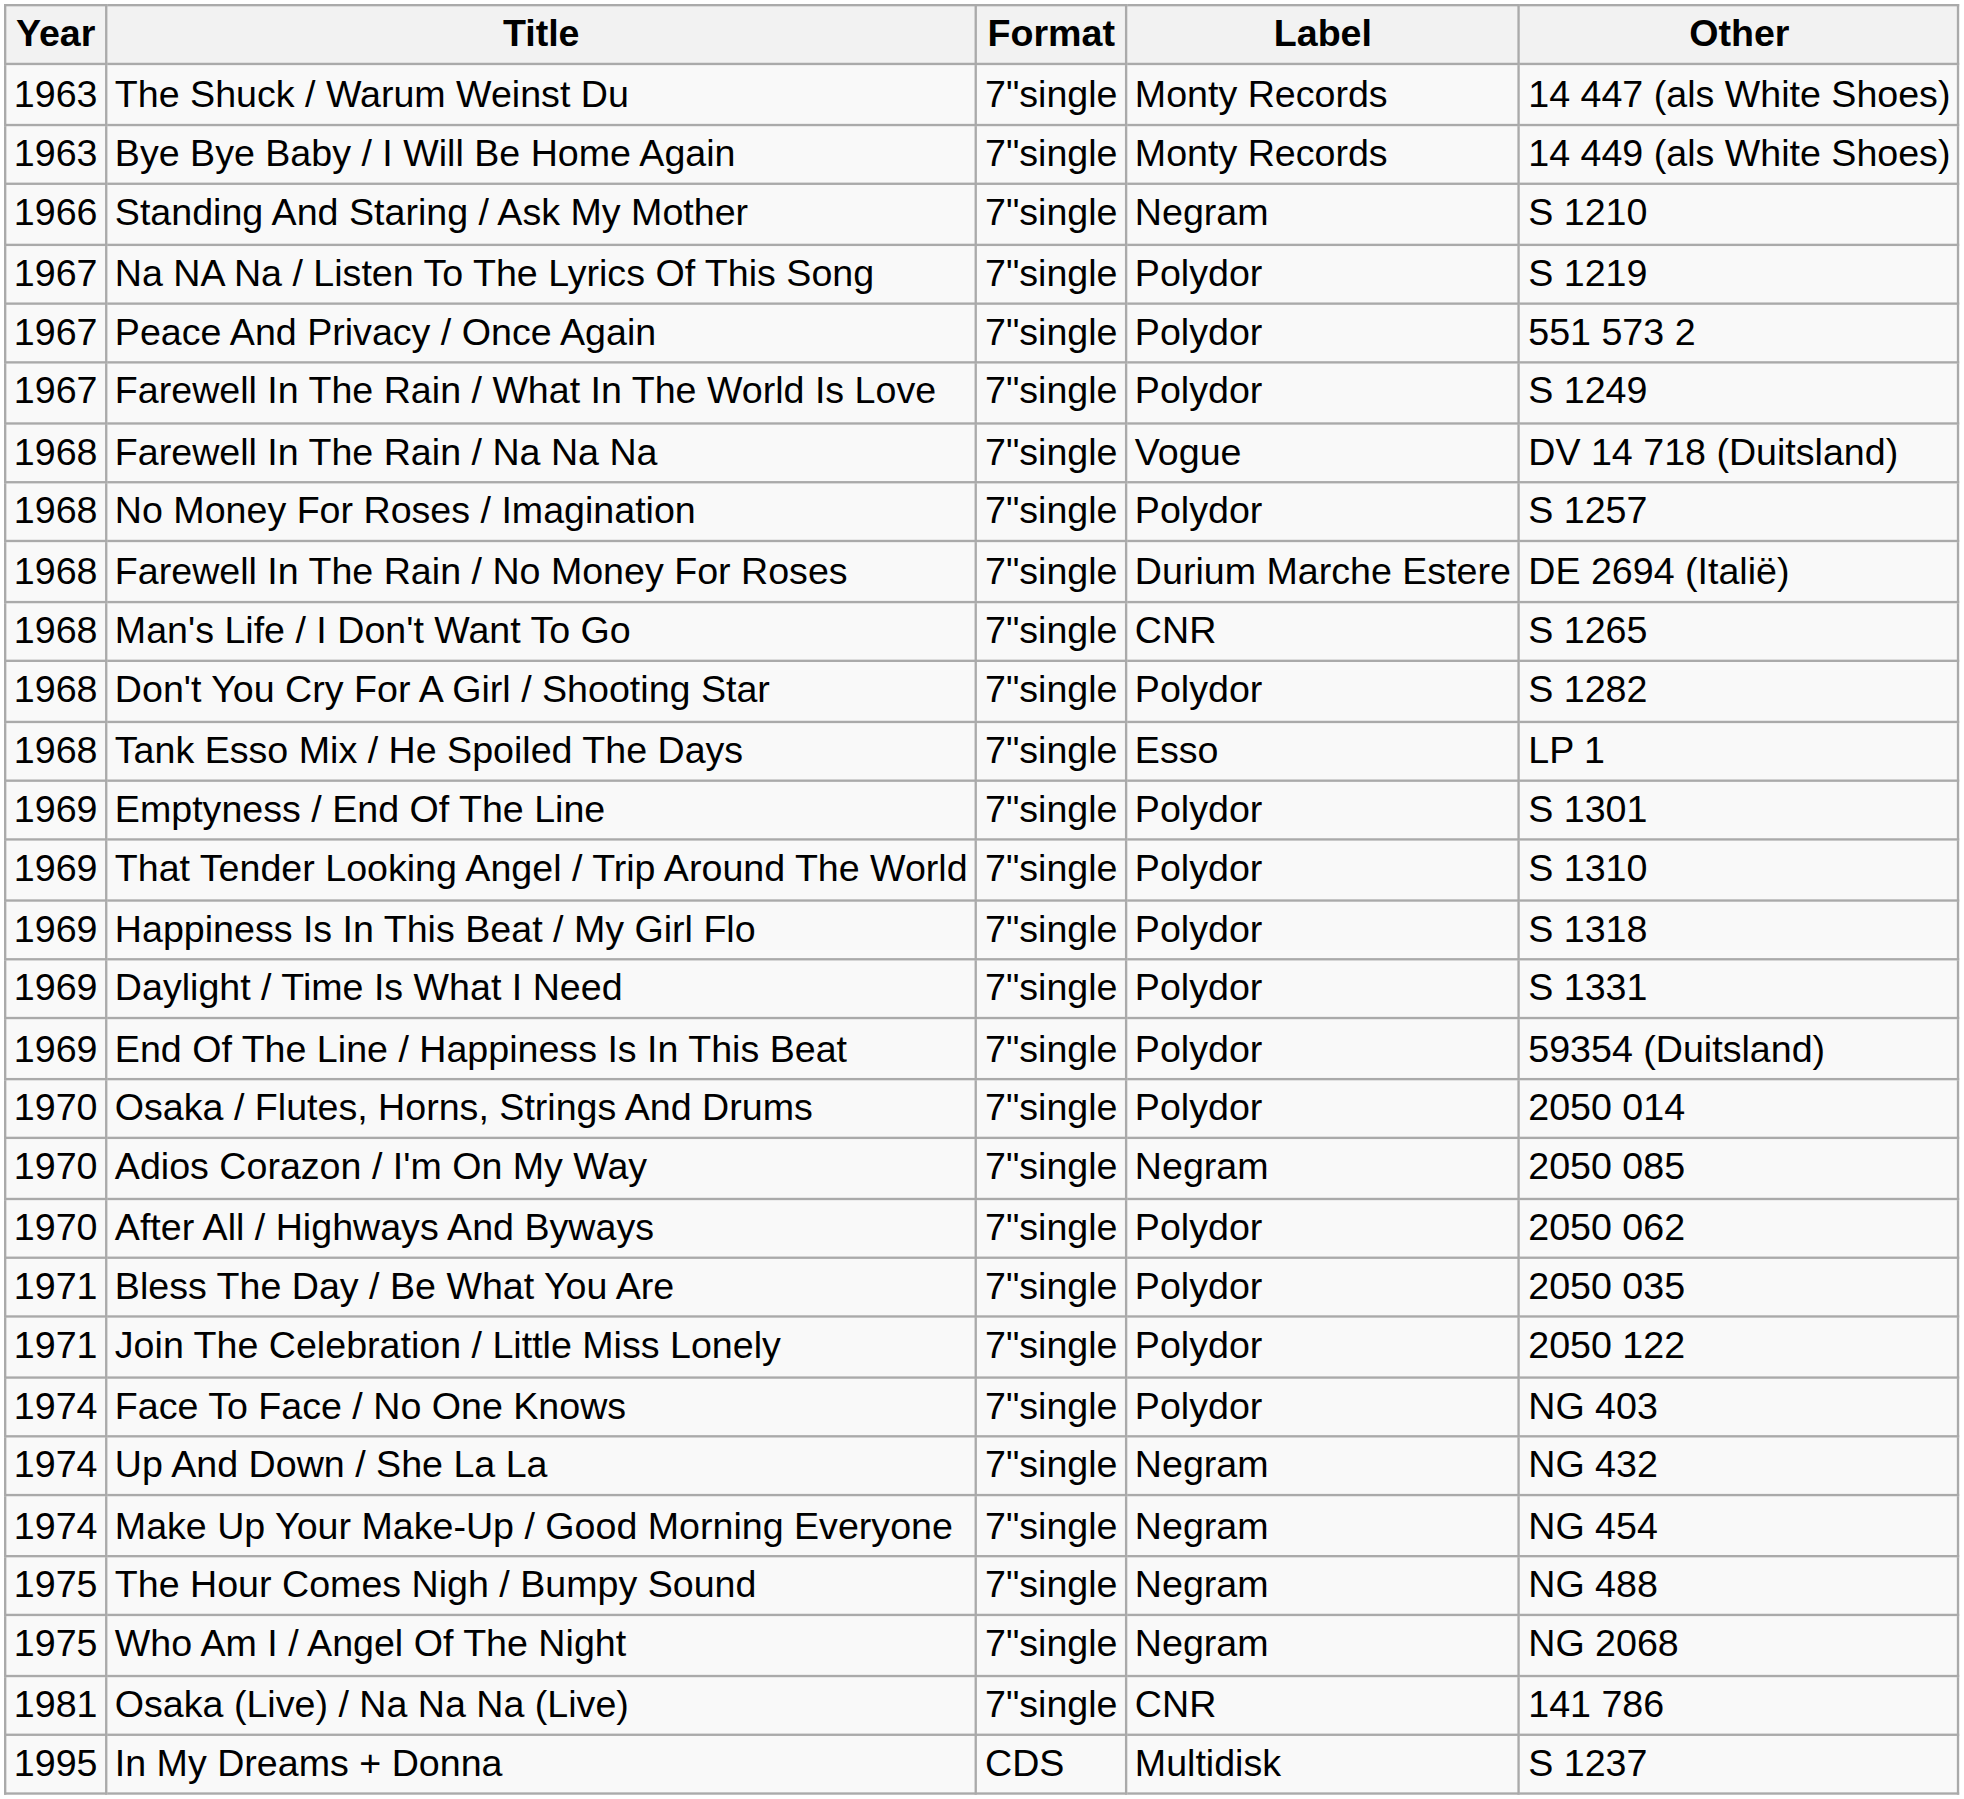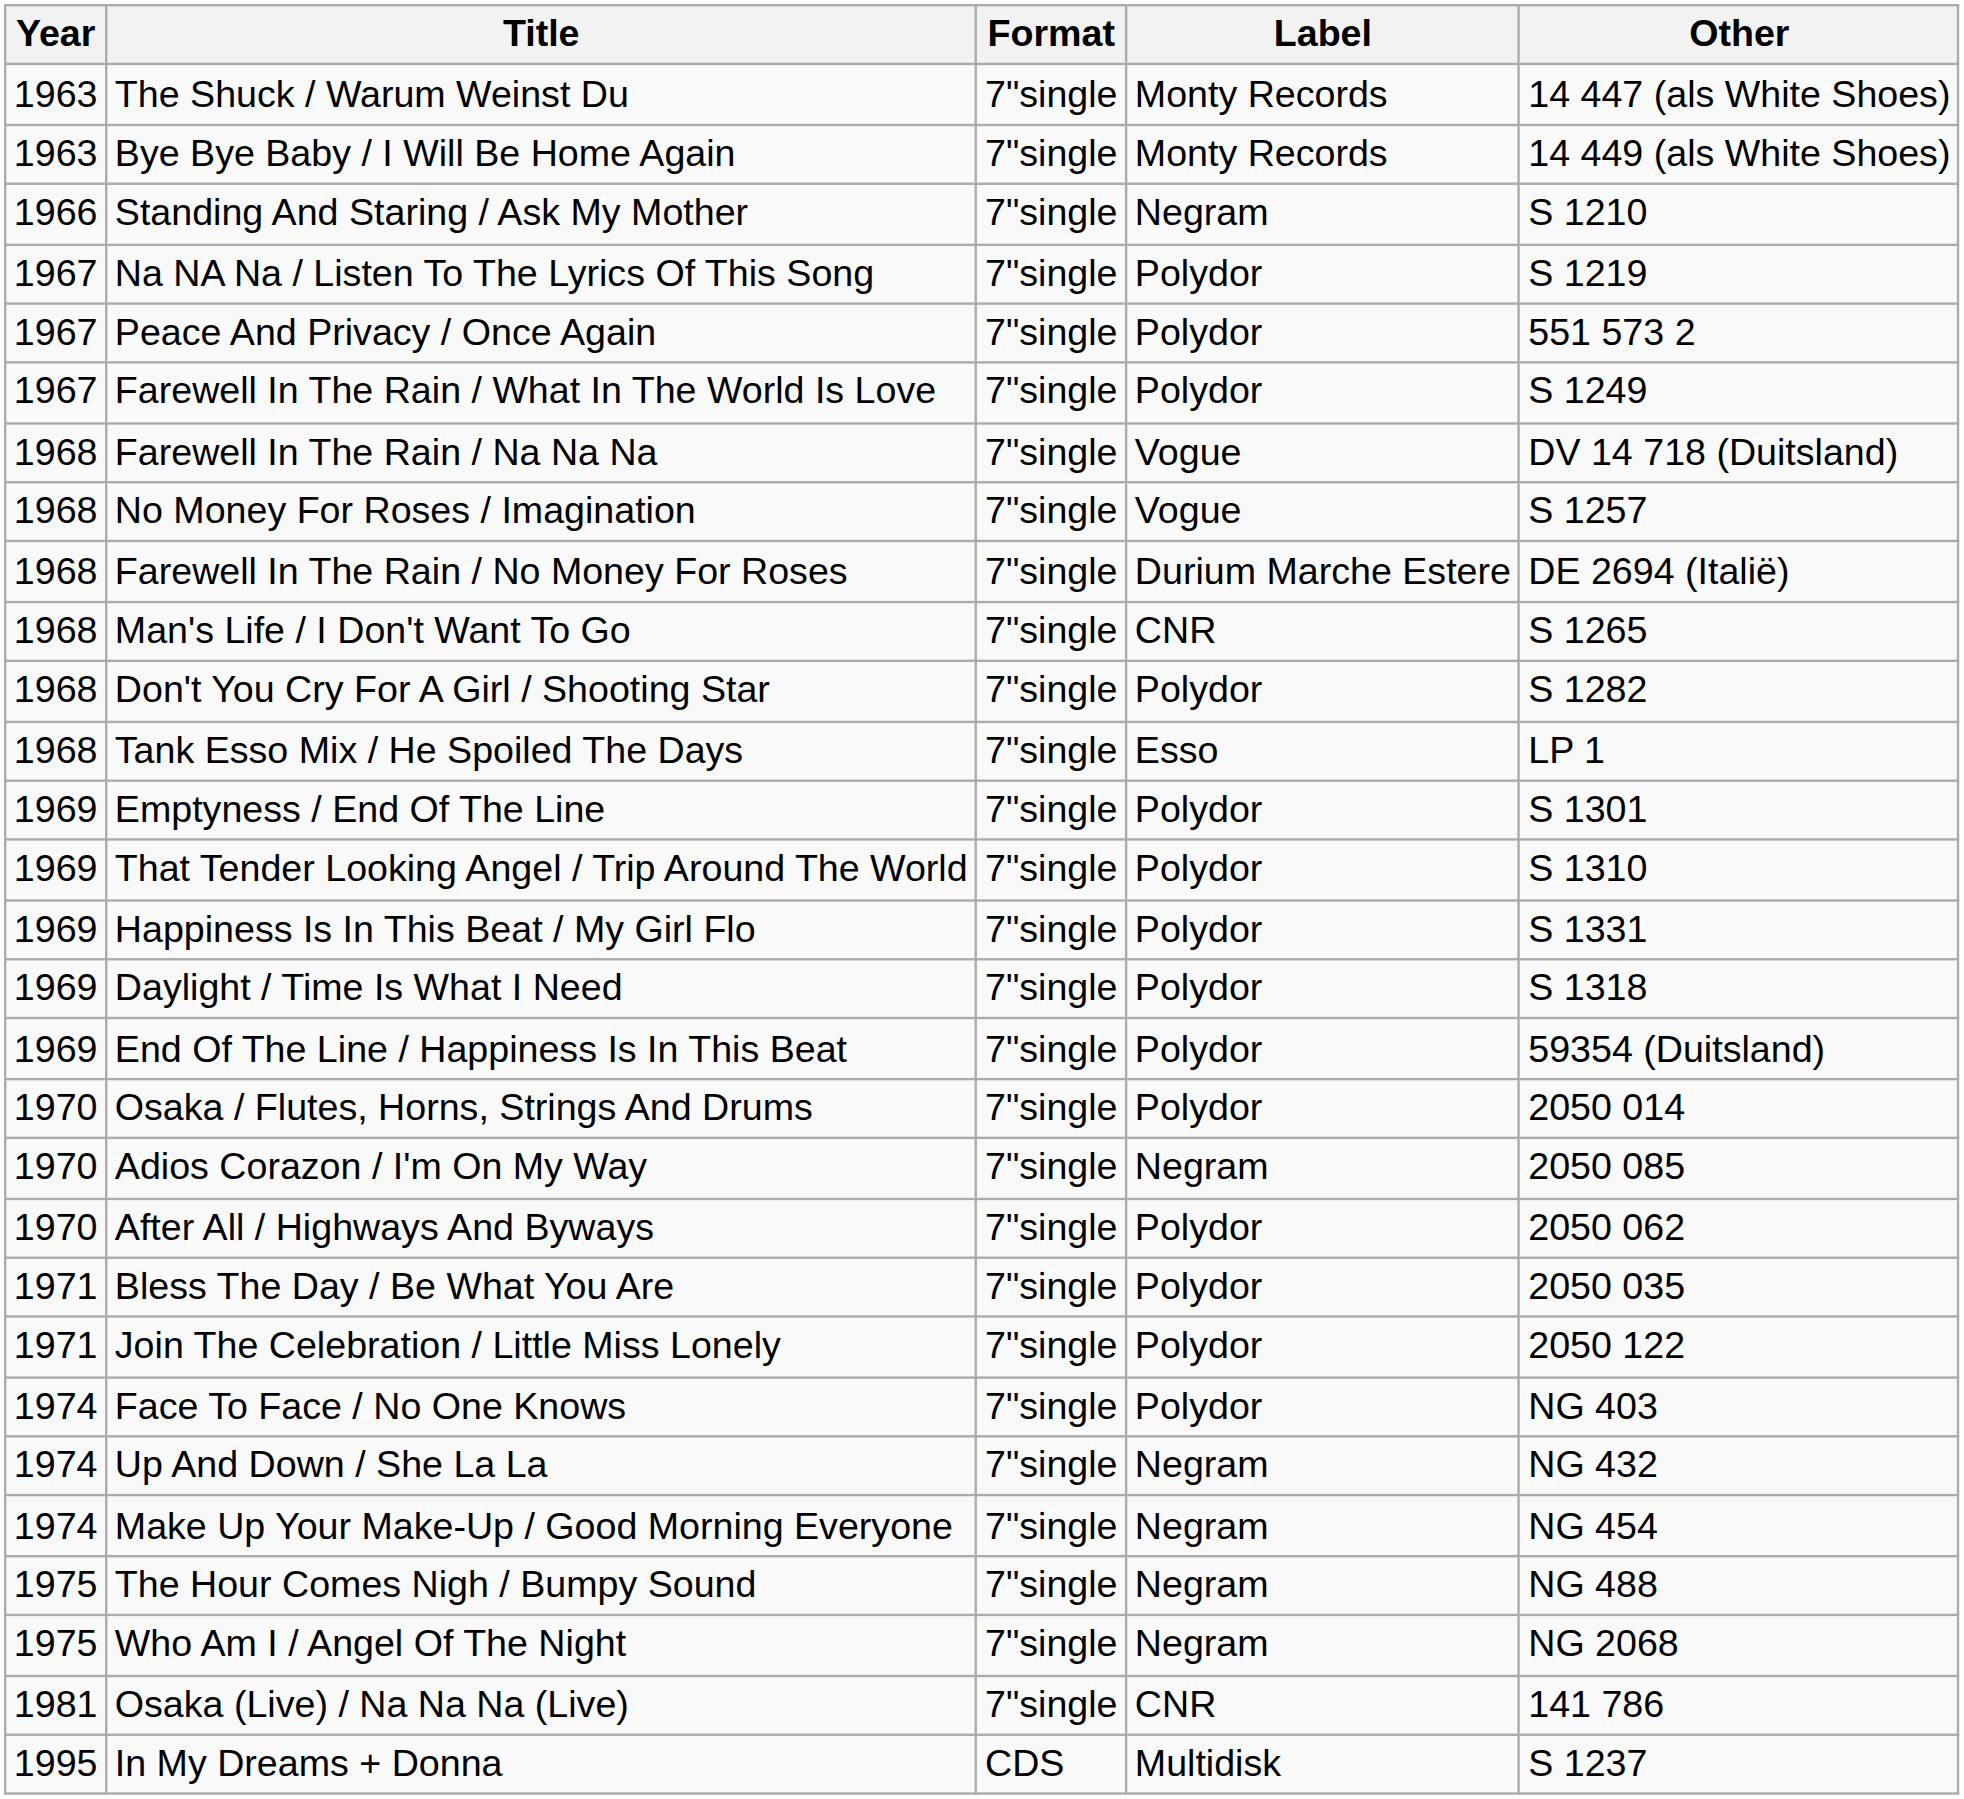(1199, 511) Polydor -> (1188, 511) Vogue
(1588, 928) S 1318 -> (1588, 928) S 1331
(1588, 988) S 1331 -> (1588, 988) S 1318
